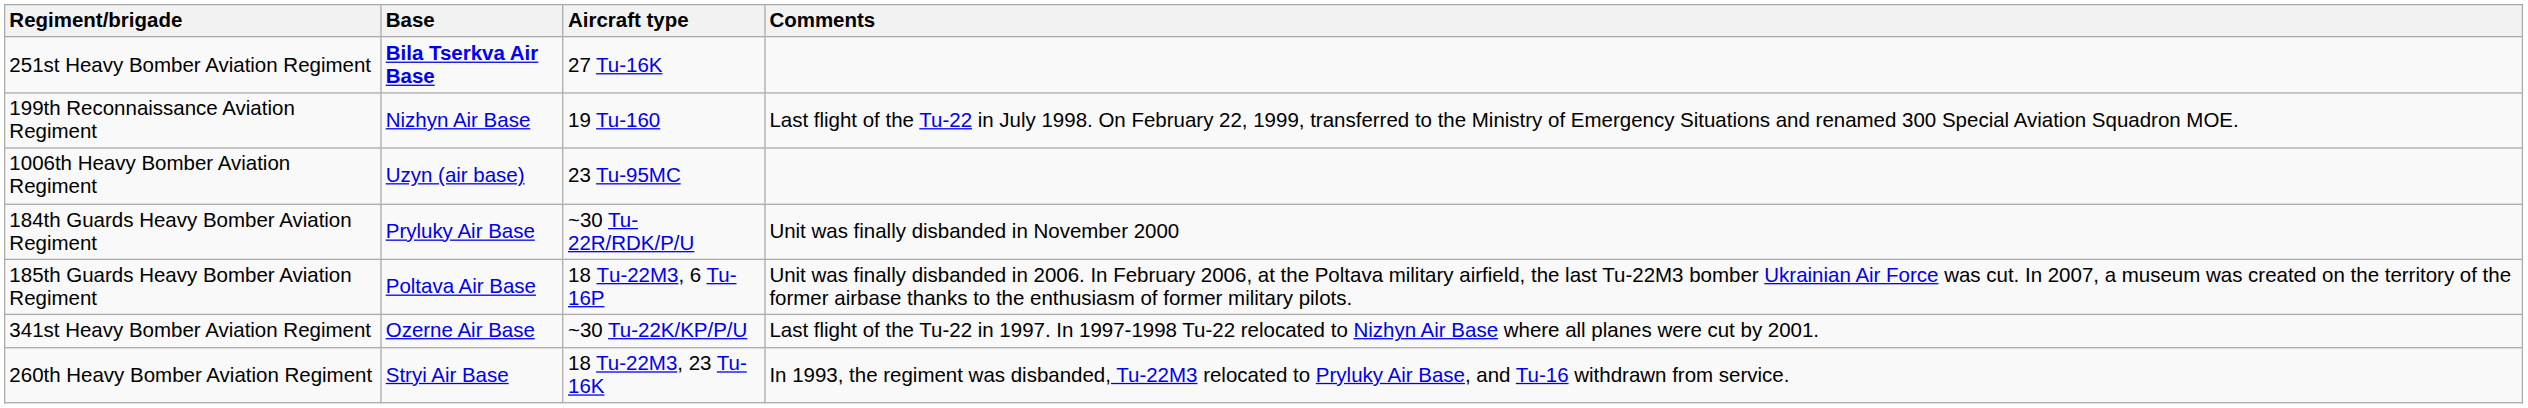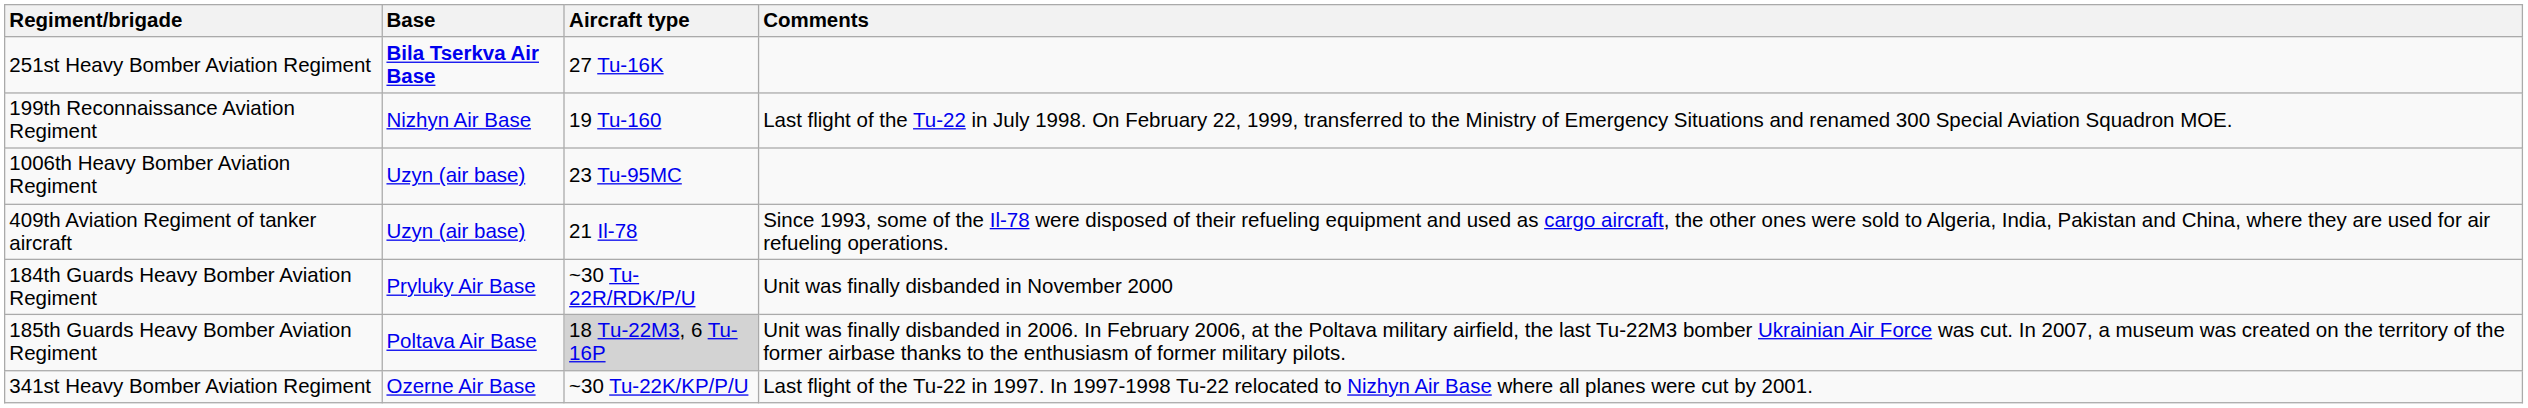+ row: (163, 231)
(652, 286) no background -> (653, 342) lightgrey background
- row: (191, 374)
